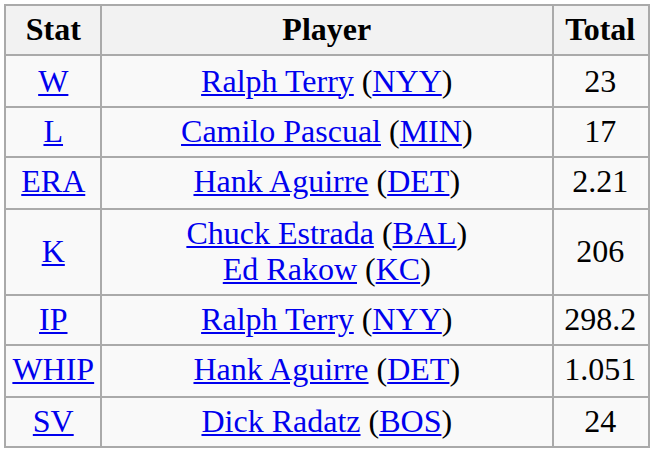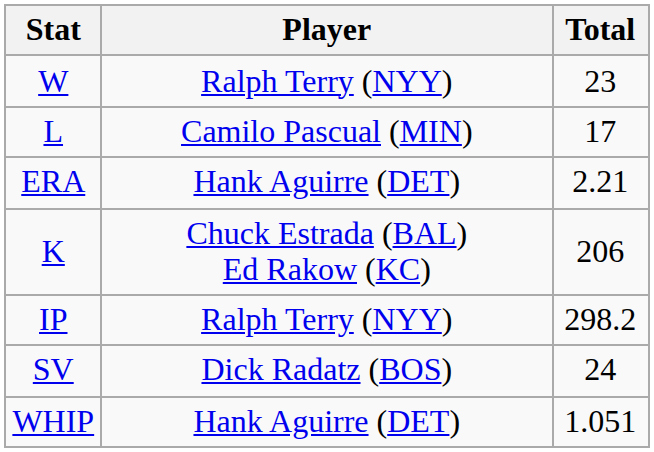rows swapped: (53, 421) <-> (53, 370)
